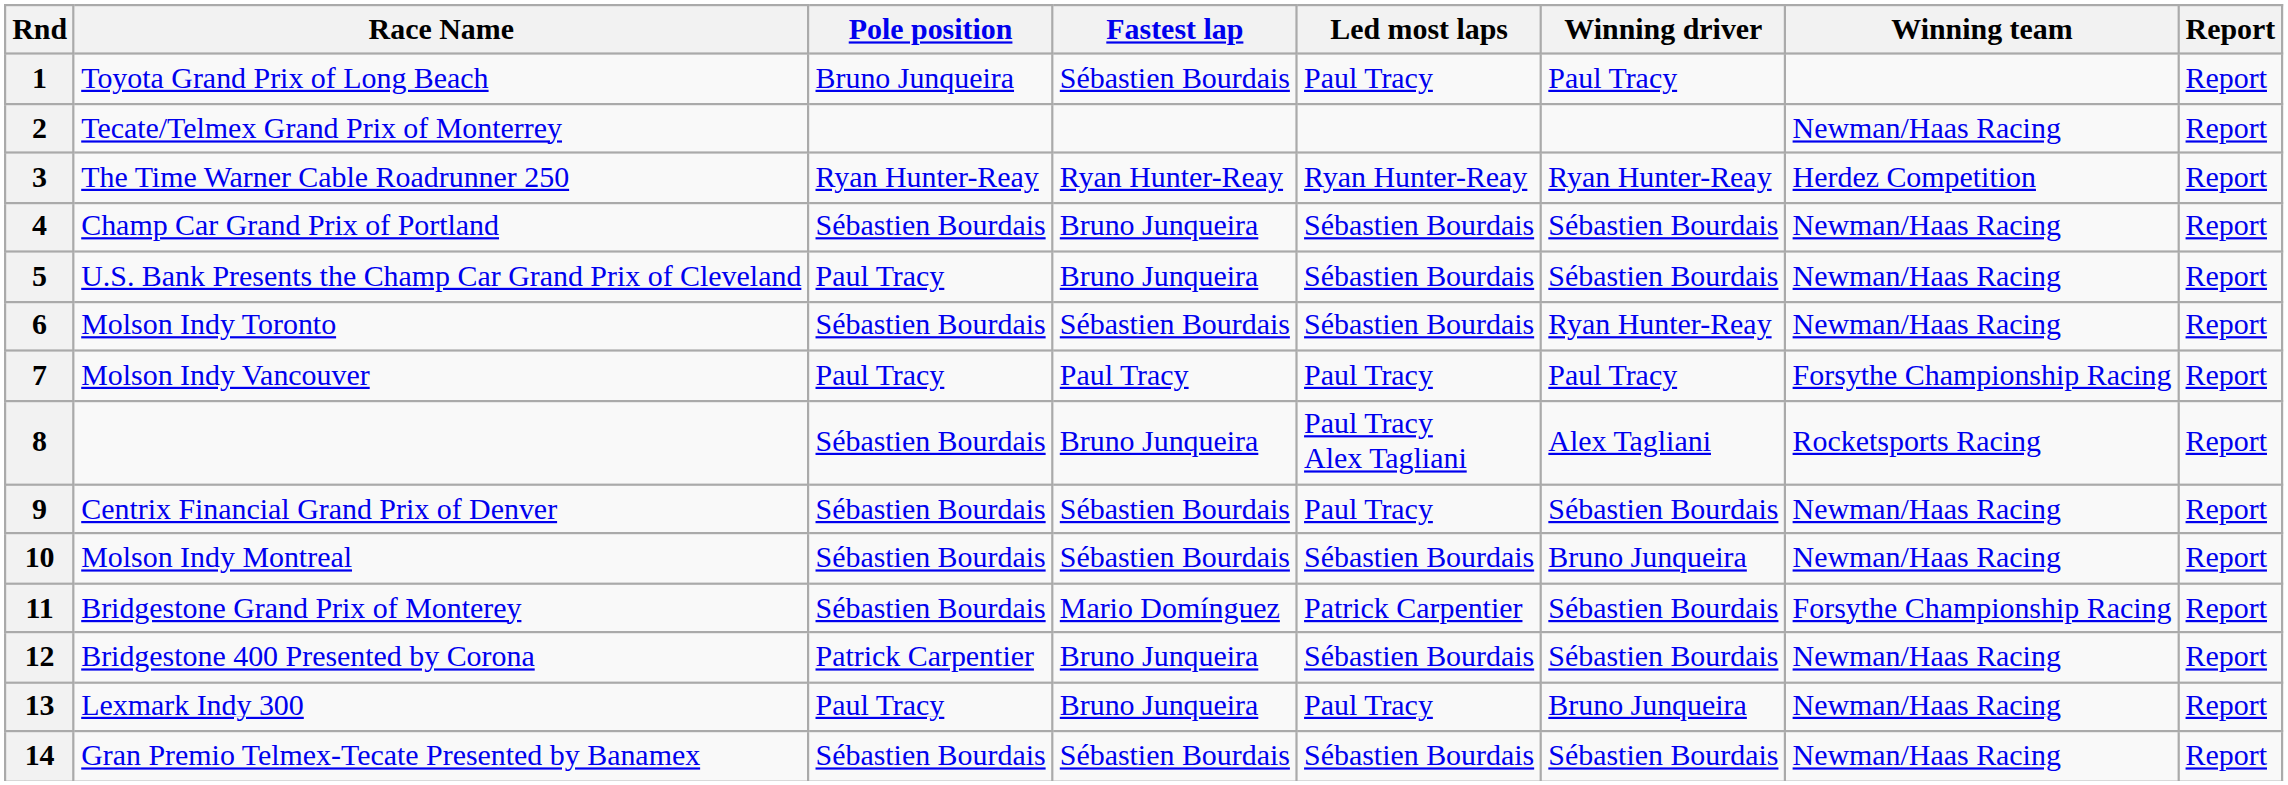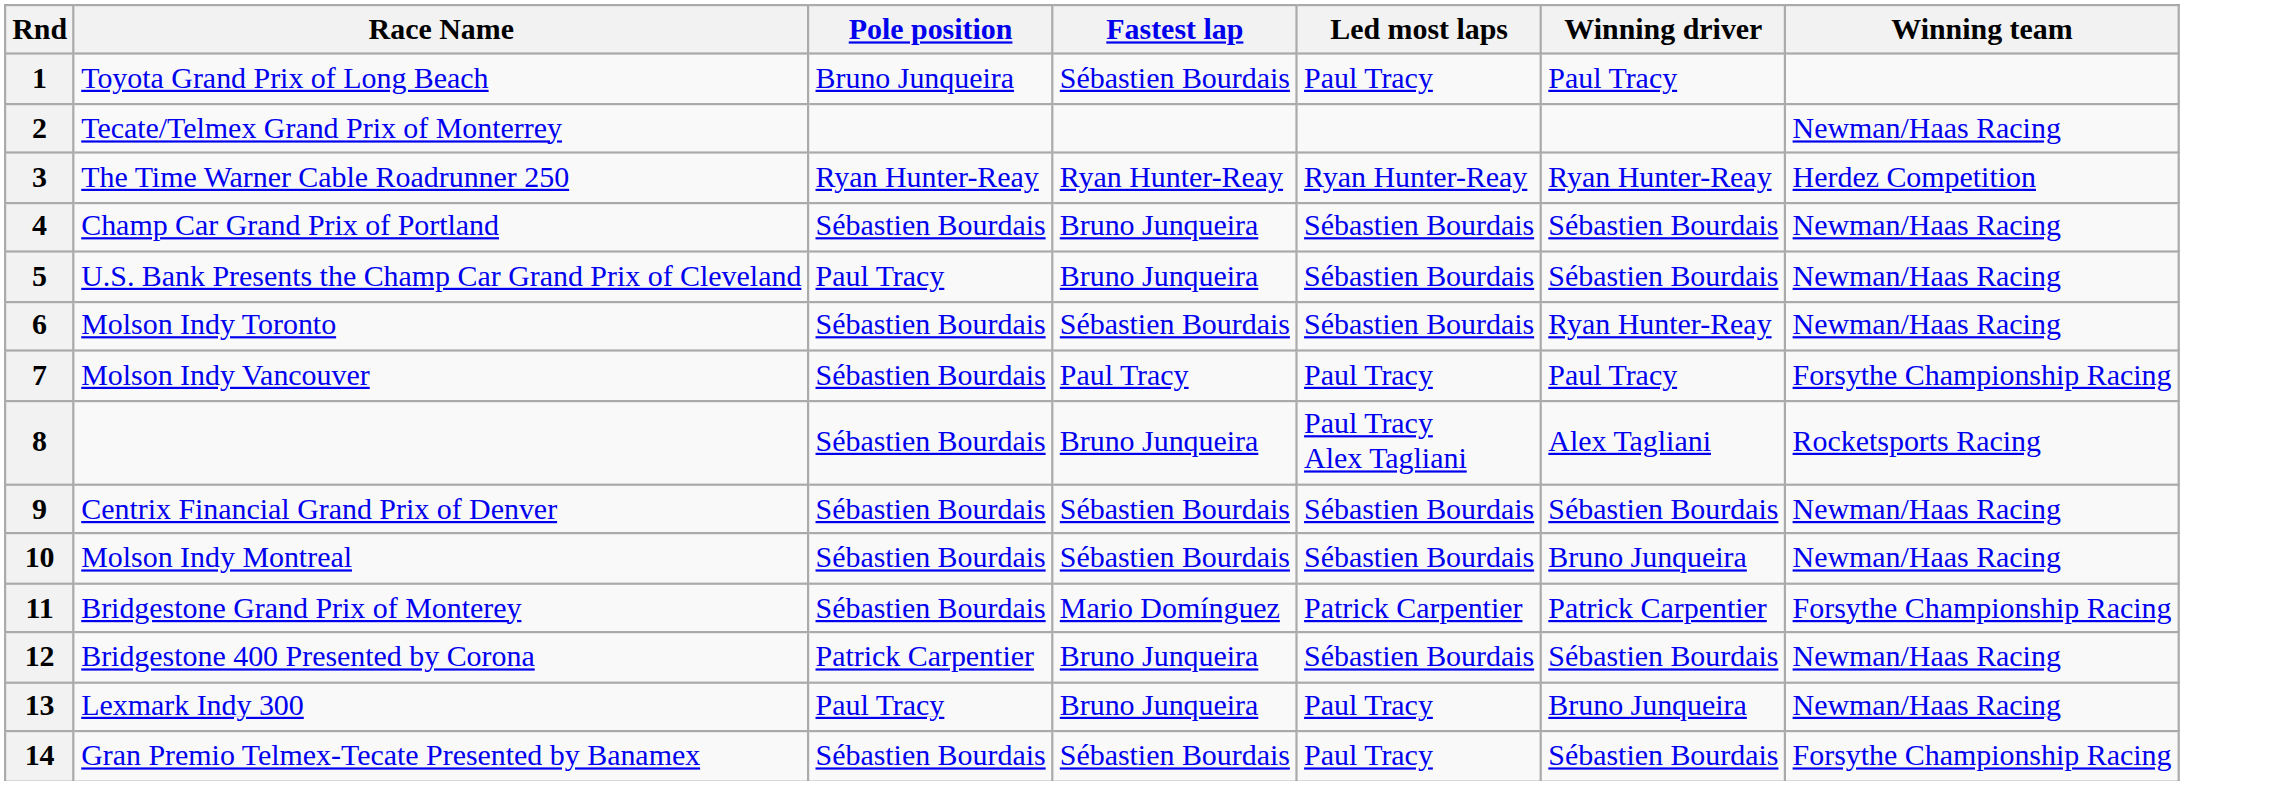- column: (2230, 28)
(880, 374) Paul Tracy -> (931, 374) Sébastien Bourdais
(1368, 508) Paul Tracy -> (1419, 508) Sébastien Bourdais
(1663, 606) Sébastien Bourdais -> (1658, 606) Patrick Carpentier
(1419, 755) Sébastien Bourdais -> (1368, 755) Paul Tracy
(1927, 755) Newman/Haas Racing -> (1982, 755) Forsythe Championship Racing
